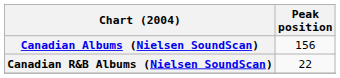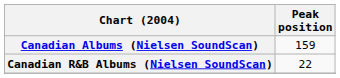(305, 45) 156 -> (305, 45) 159
